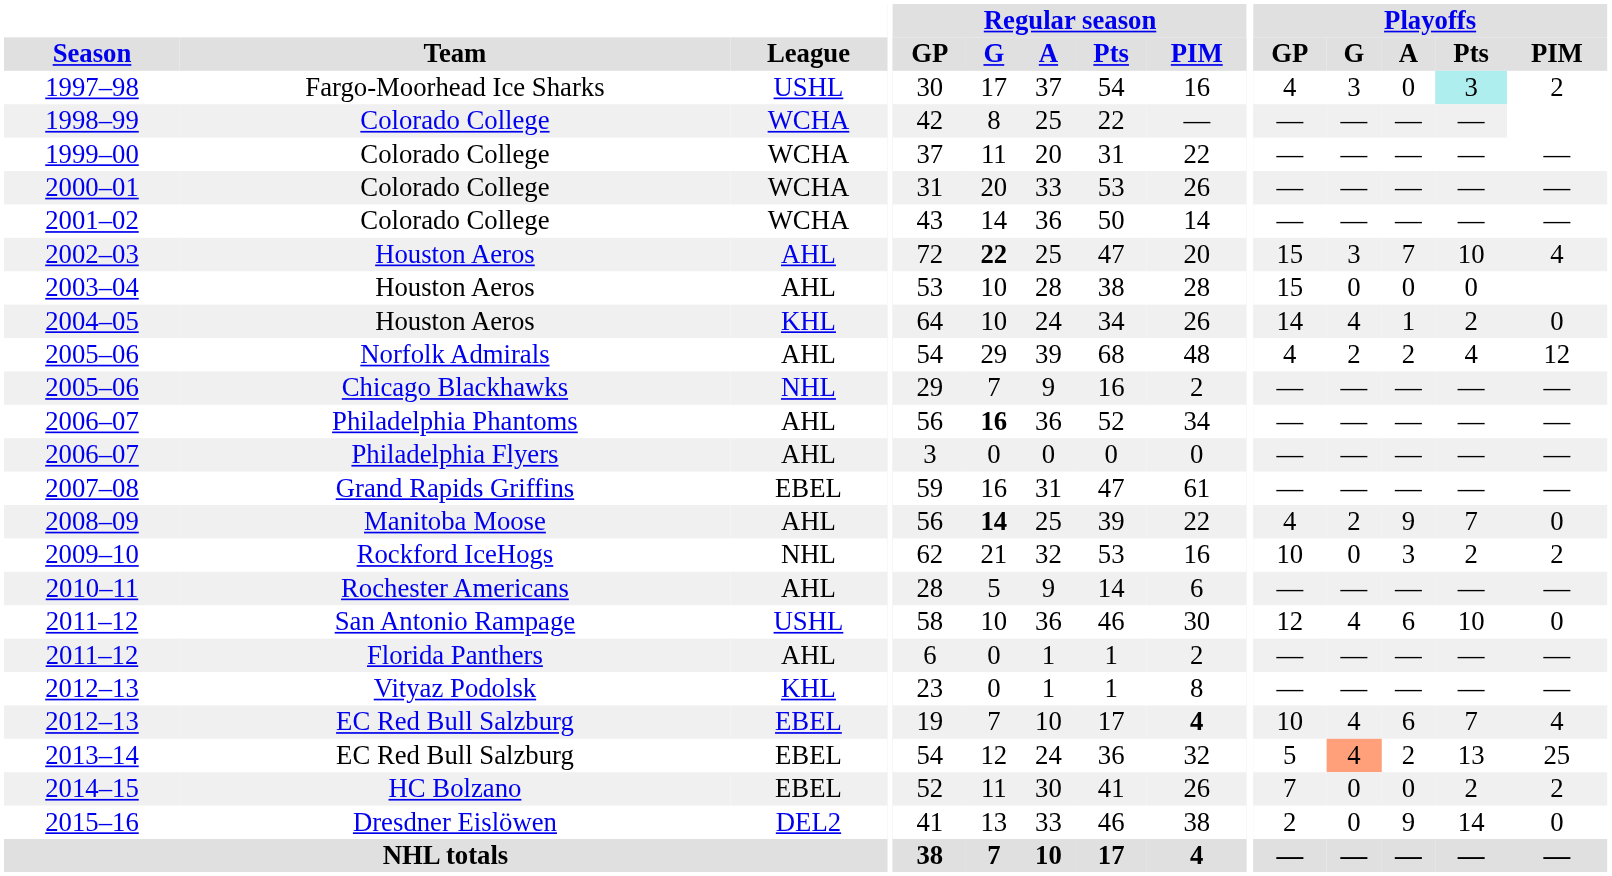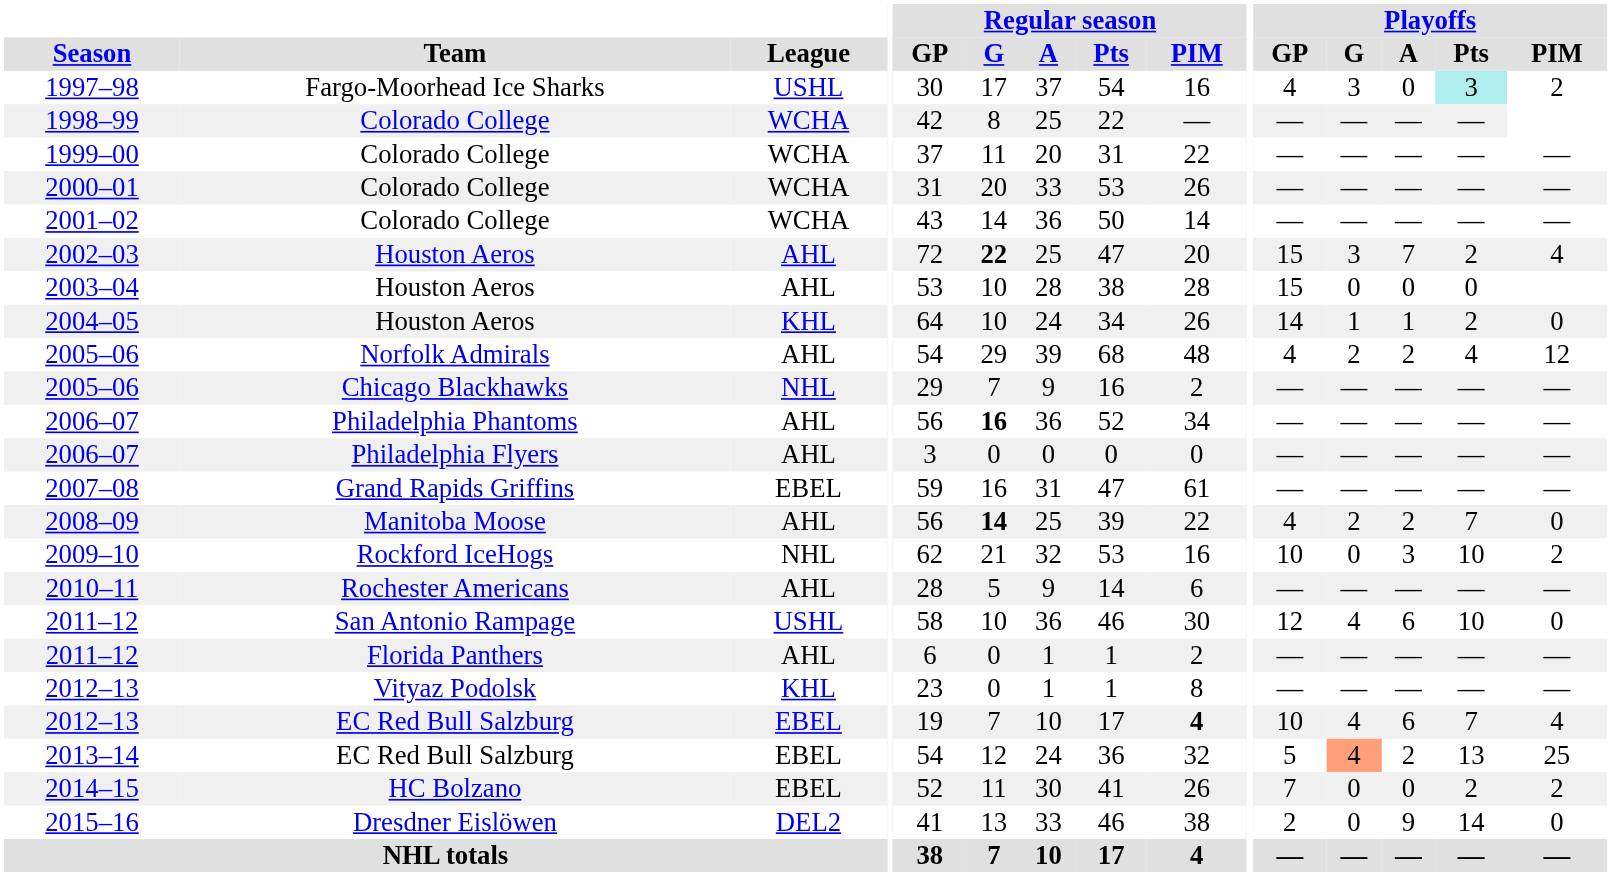(1471, 254) 10 -> (1471, 254) 2
(1354, 320) 4 -> (1354, 320) 1
(1408, 521) 9 -> (1408, 521) 2
(1471, 554) 2 -> (1471, 554) 10
